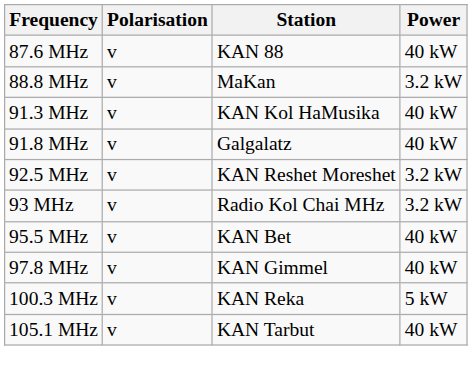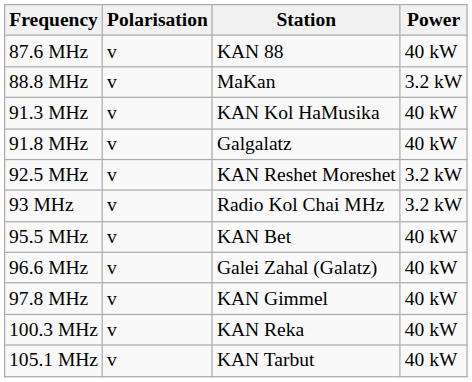+ row: (49, 267)
(426, 298) 5 kW -> (431, 329) 40 kW
